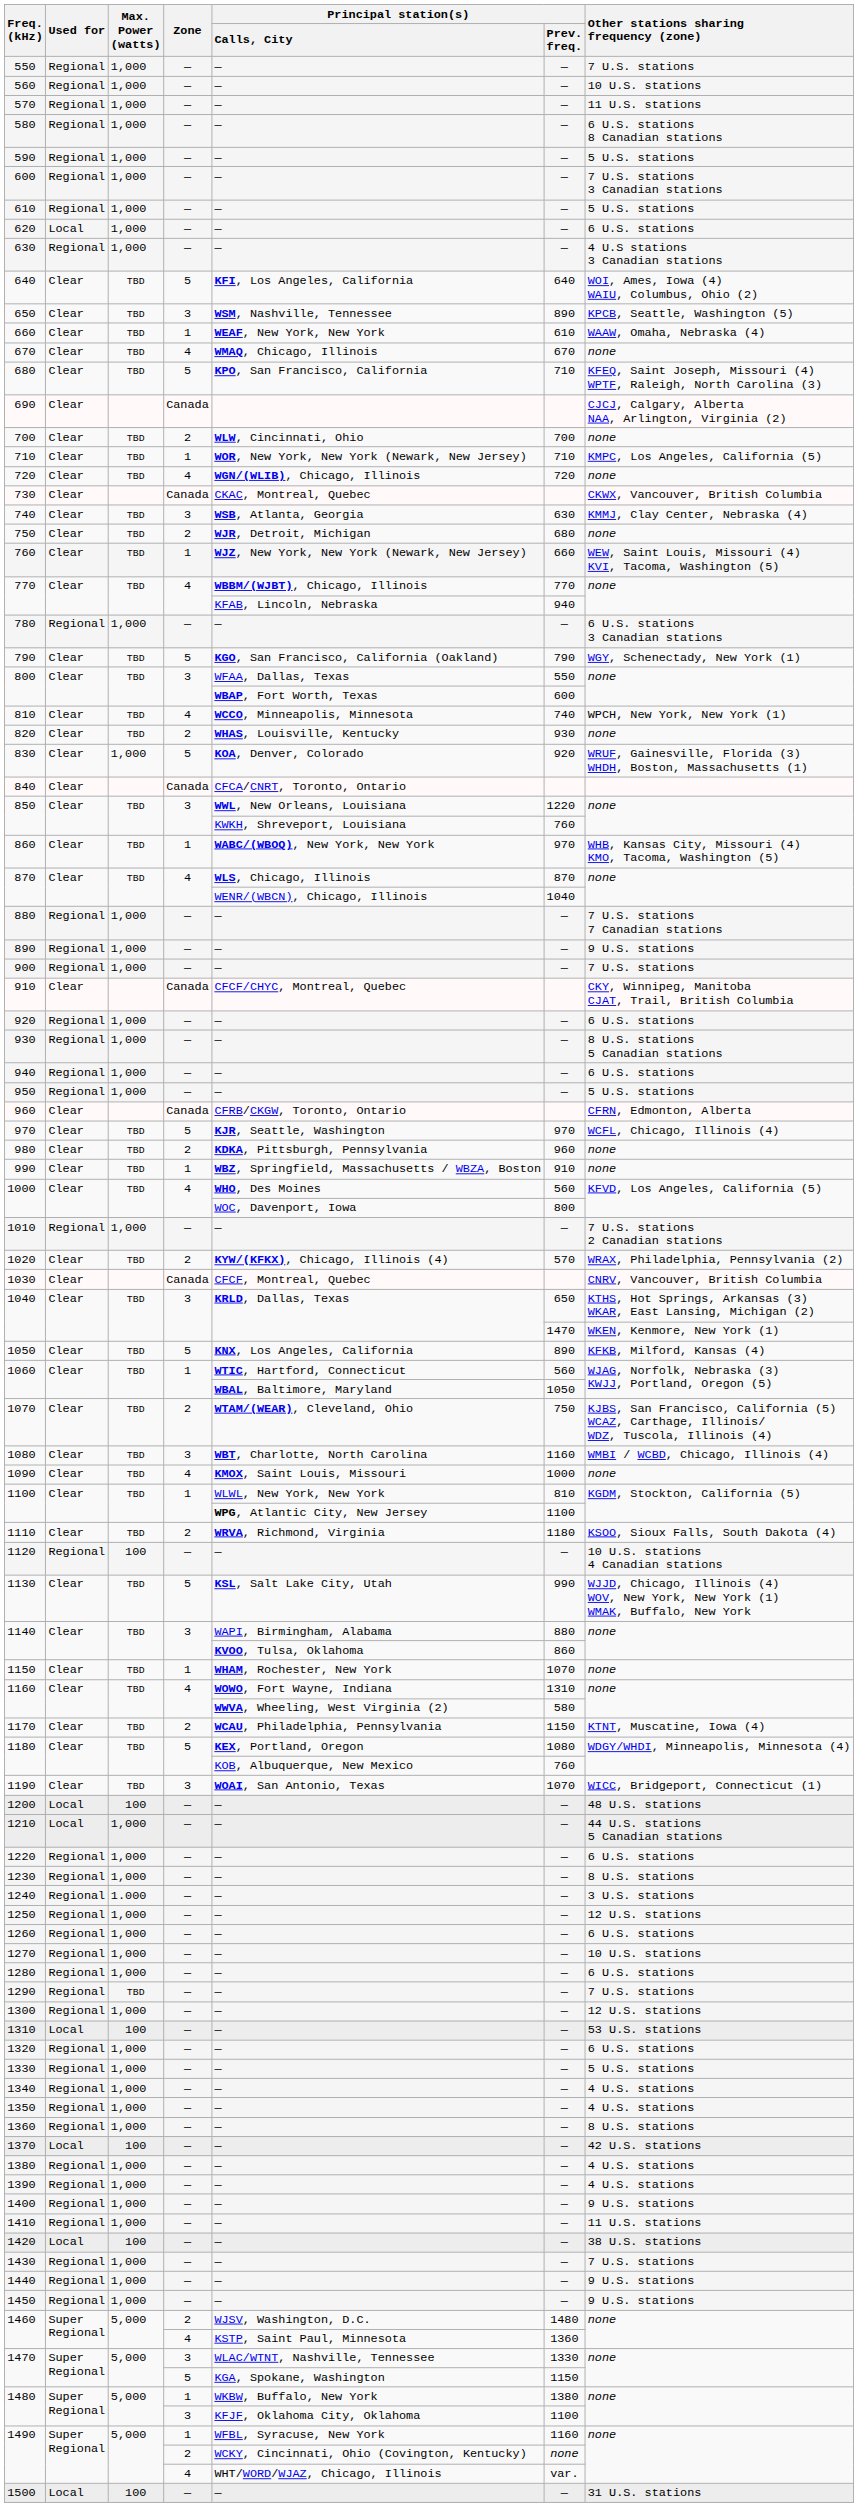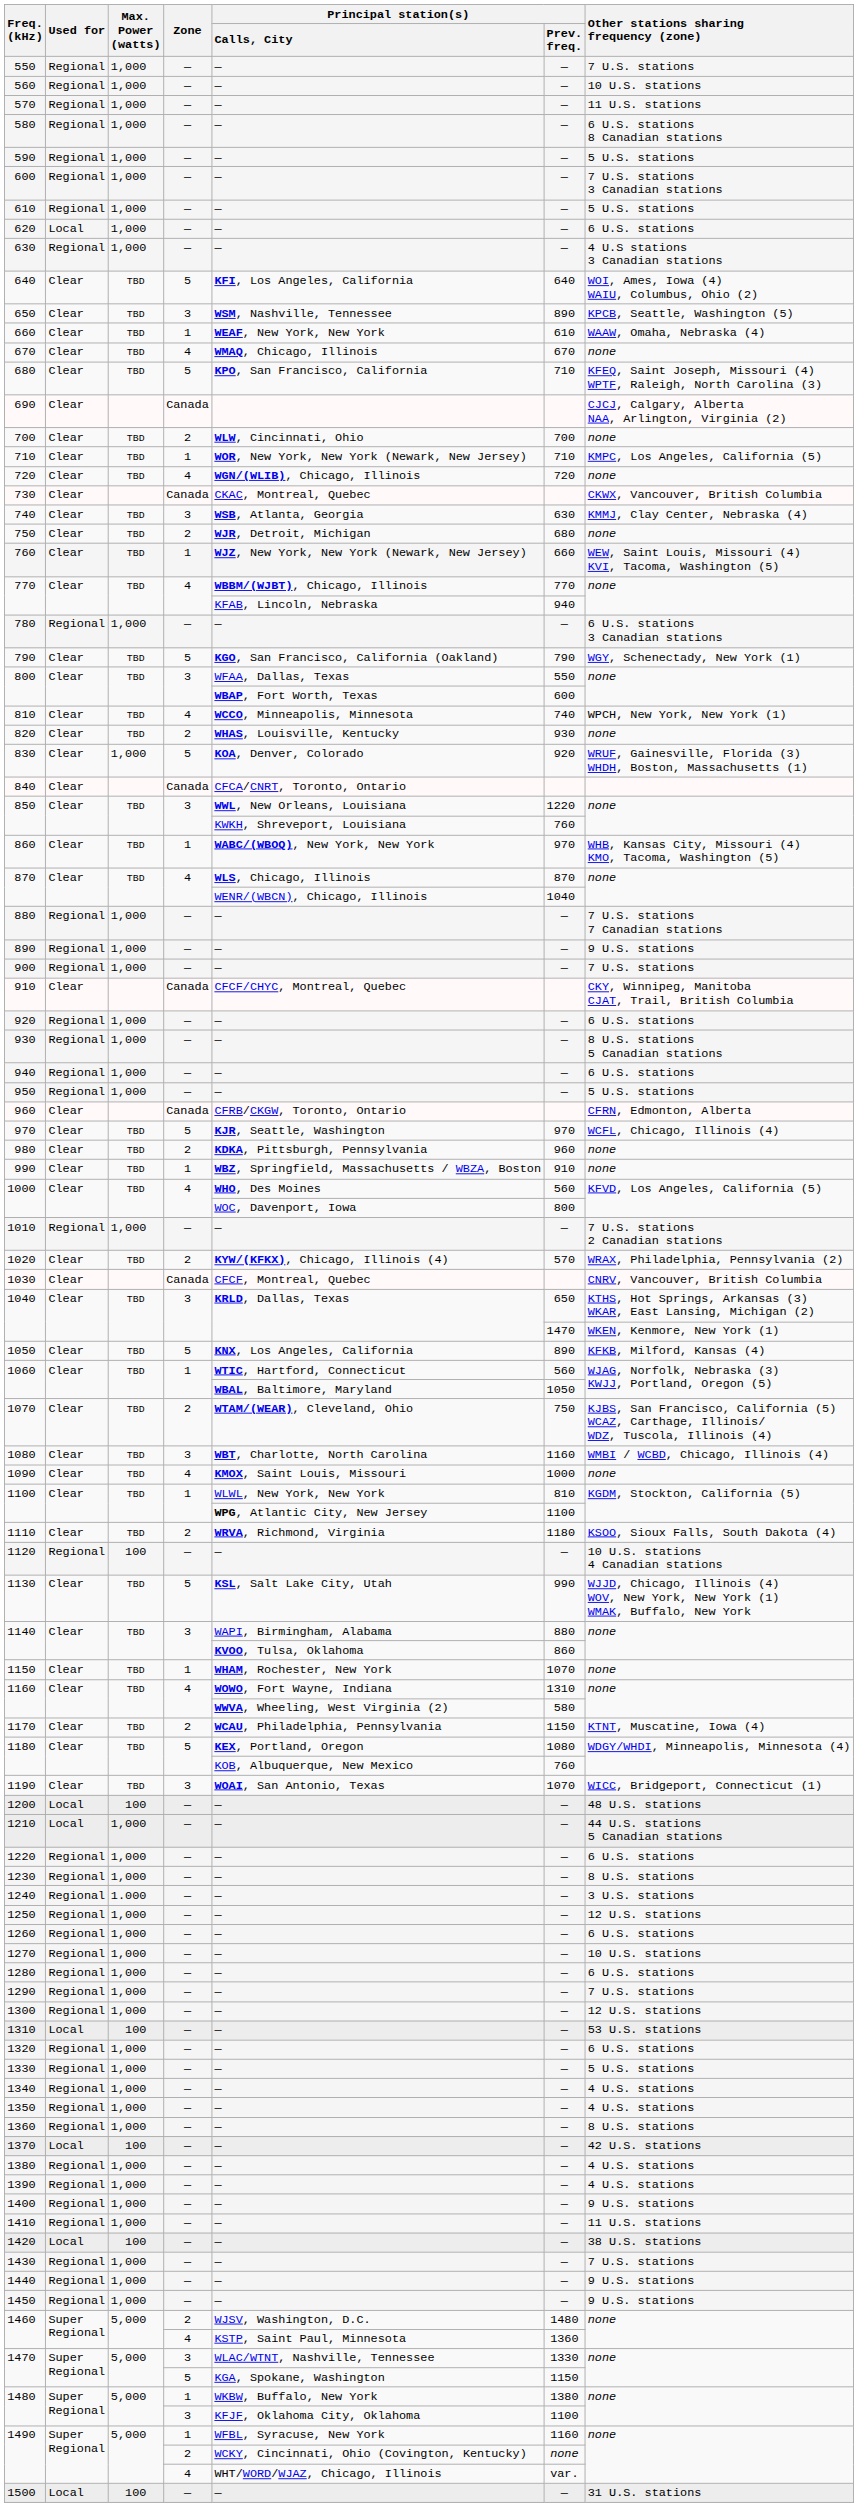(136, 1992) TBD -> (136, 1992) 1,000
